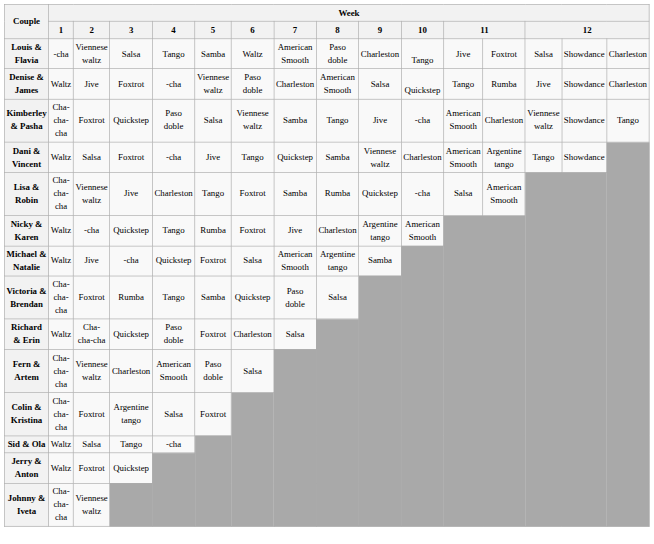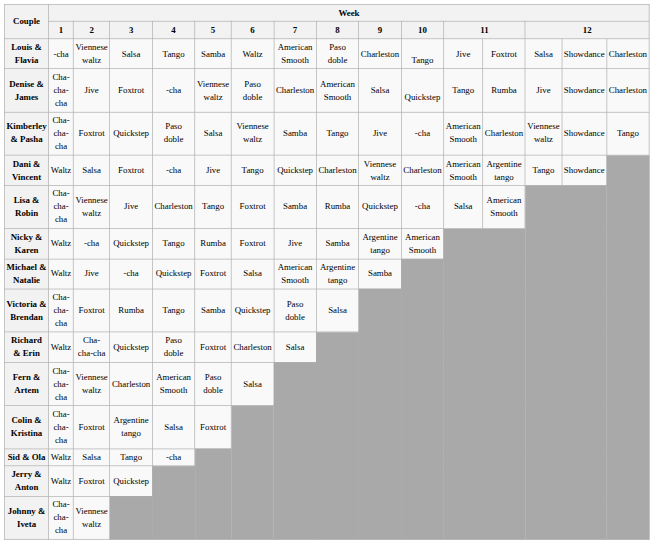(61, 83) Waltz -> (61, 90) Cha-cha-cha
(338, 157) Samba -> (338, 170) Charleston
(338, 230) Charleston -> (338, 243) Samba
